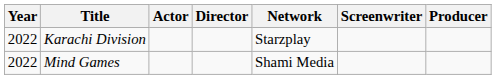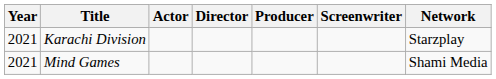columns swapped: (458, 16) <-> (295, 16)
(23, 39) 2022 -> (23, 39) 2021
(23, 62) 2022 -> (23, 62) 2021
